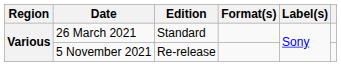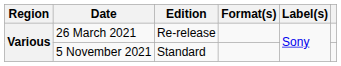(181, 33) Standard -> (186, 33) Re-release
(186, 52) Re-release -> (181, 52) Standard
